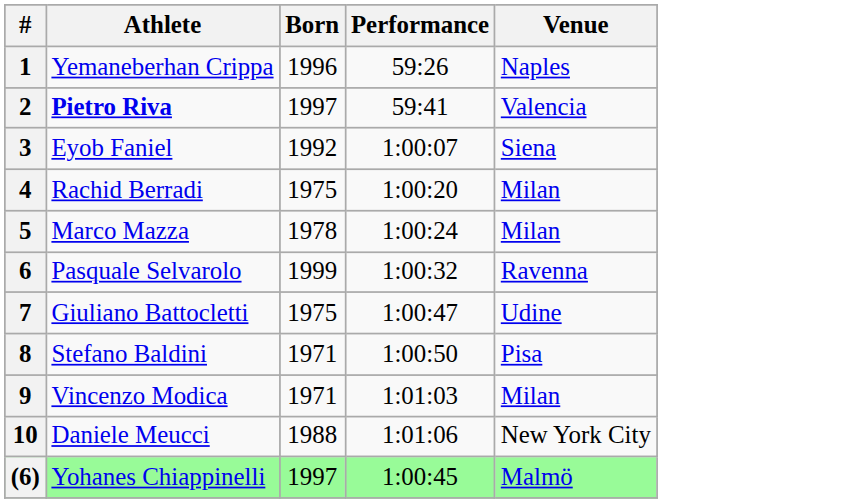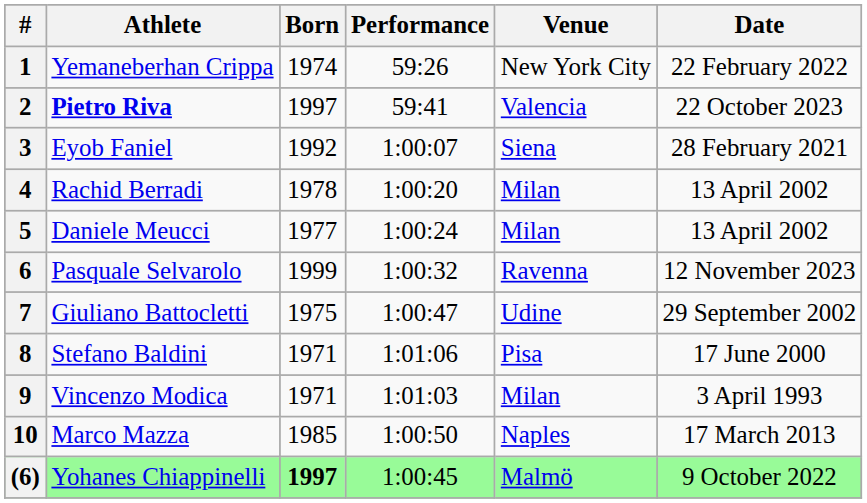+ column: (759, 25)
(312, 66) 1996 -> (312, 66) 1974
(535, 66) Naples -> (576, 66) New York City
(312, 189) 1975 -> (312, 189) 1978
(120, 230) Marco Mazza -> (131, 230) Daniele Meucci
(312, 230) 1978 -> (312, 230) 1977
(420, 354) 1:00:50 -> (420, 354) 1:01:06
(131, 436) Daniele Meucci -> (120, 436) Marco Mazza
(312, 436) 1988 -> (312, 436) 1985
(420, 436) 1:01:06 -> (420, 436) 1:00:50
(576, 436) New York City -> (535, 436) Naples
(312, 477) normal -> (312, 477) bold
